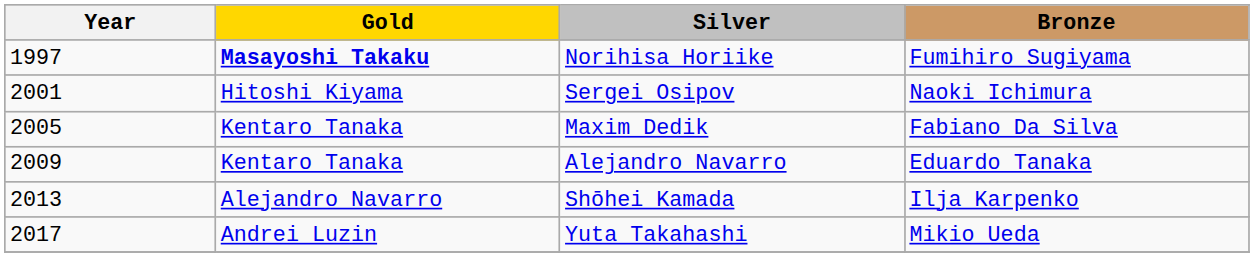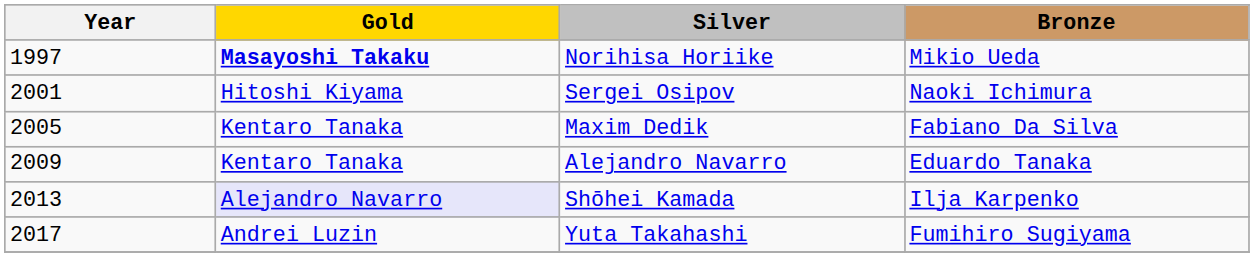(1020, 58) Fumihiro Sugiyama -> (975, 58) Mikio Ueda
(331, 199) no background -> (331, 199) lavender background
(975, 235) Mikio Ueda -> (1020, 235) Fumihiro Sugiyama
